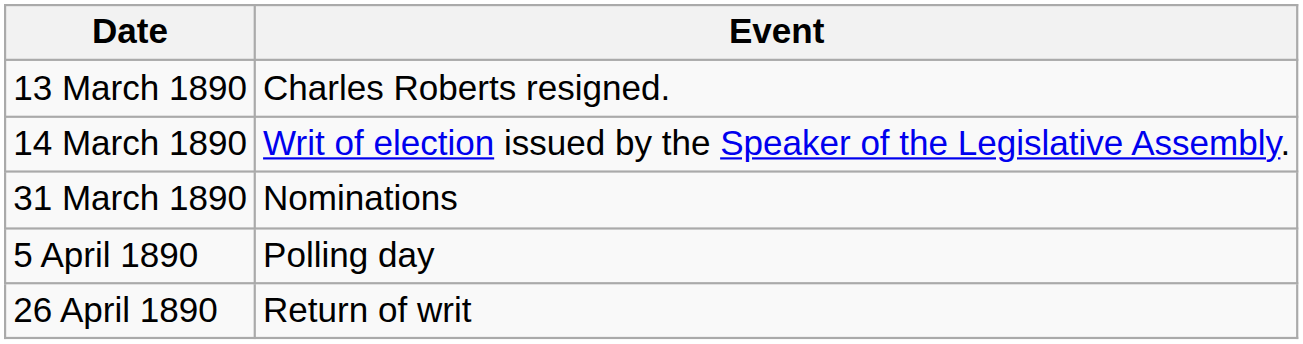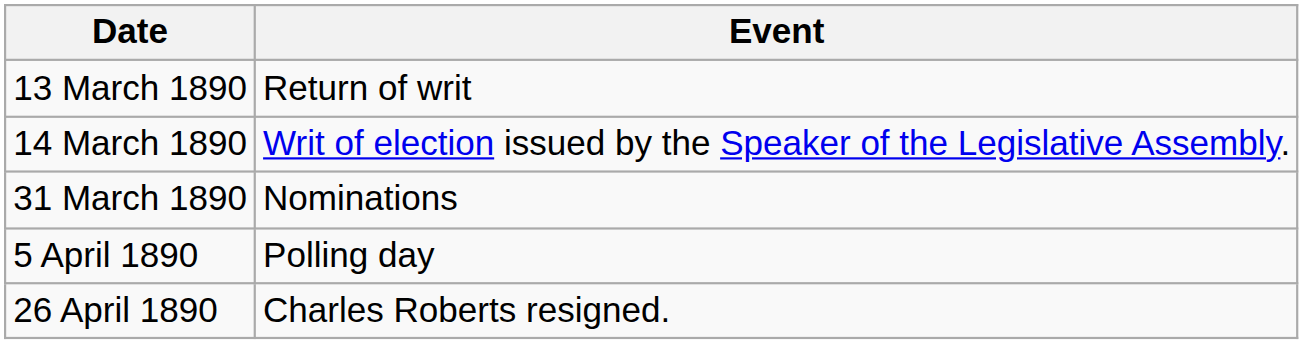(467, 87) Charles Roberts resigned. -> (367, 87) Return of writ
(367, 310) Return of writ -> (467, 310) Charles Roberts resigned.
